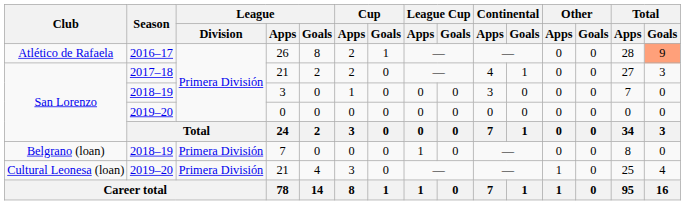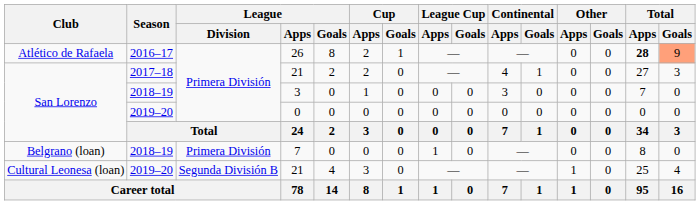(628, 53) normal -> (643, 53) bold
(221, 170) Primera División -> (228, 170) Segunda División B
